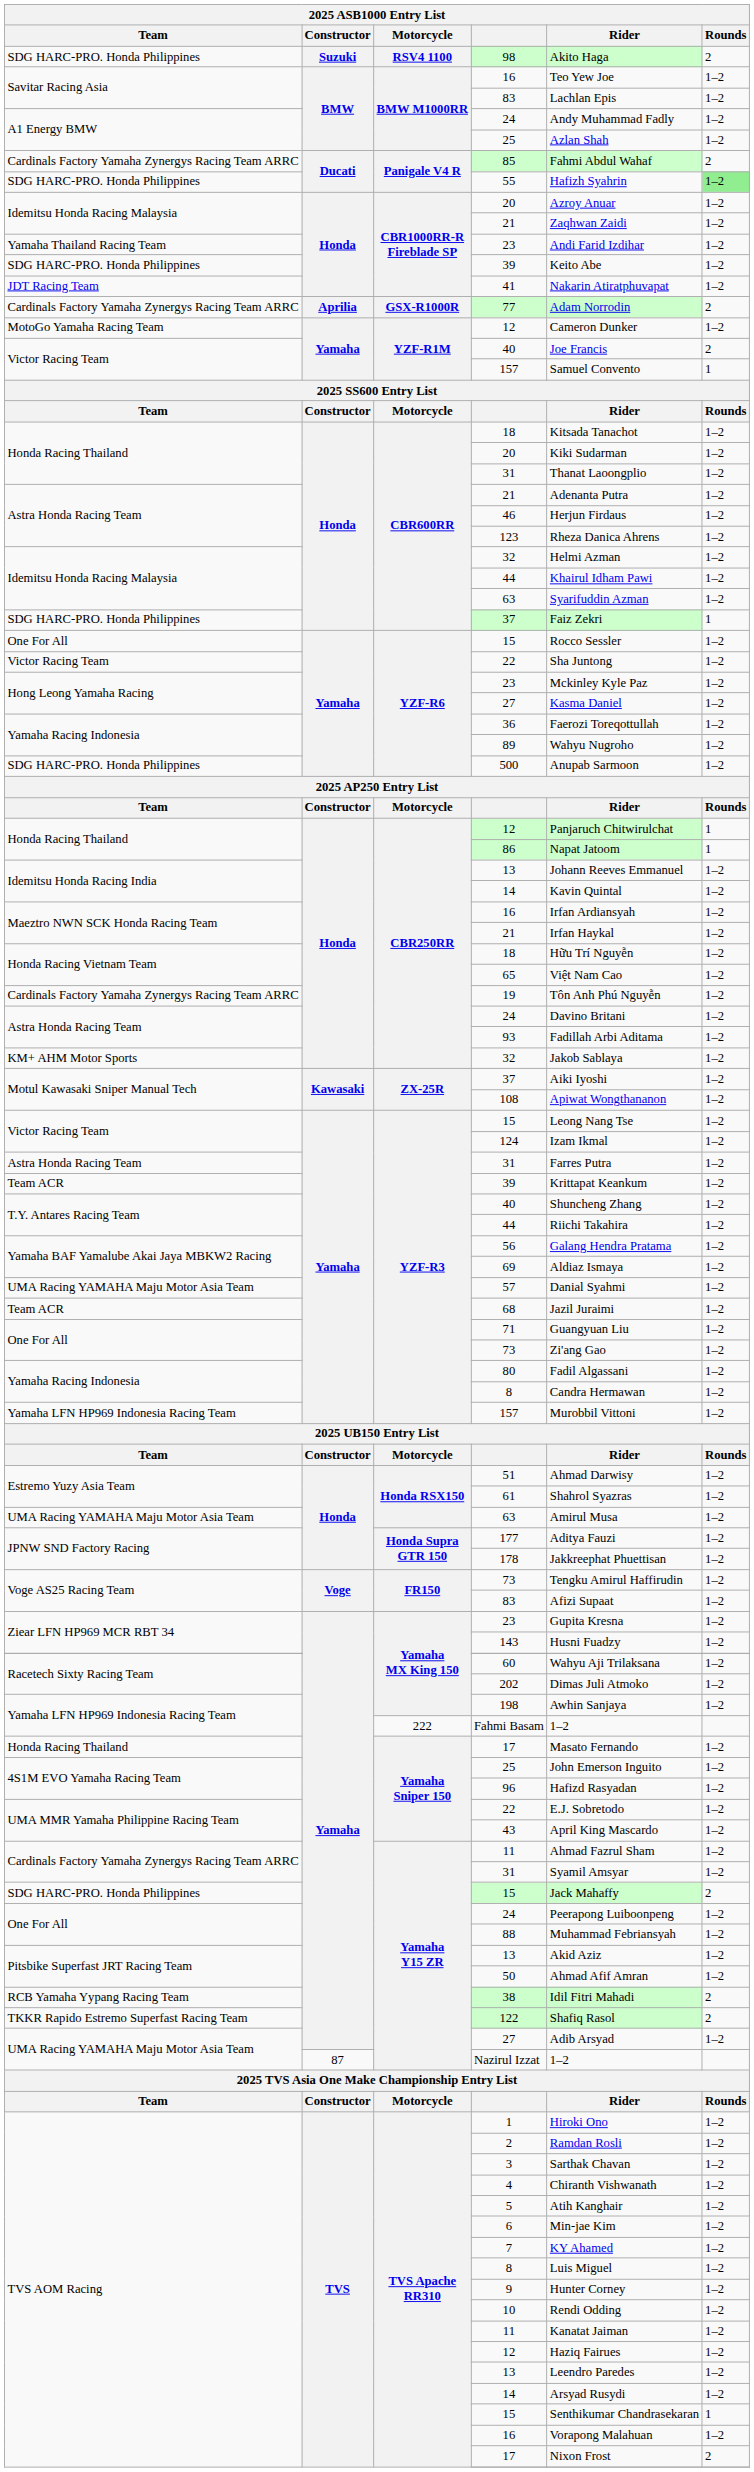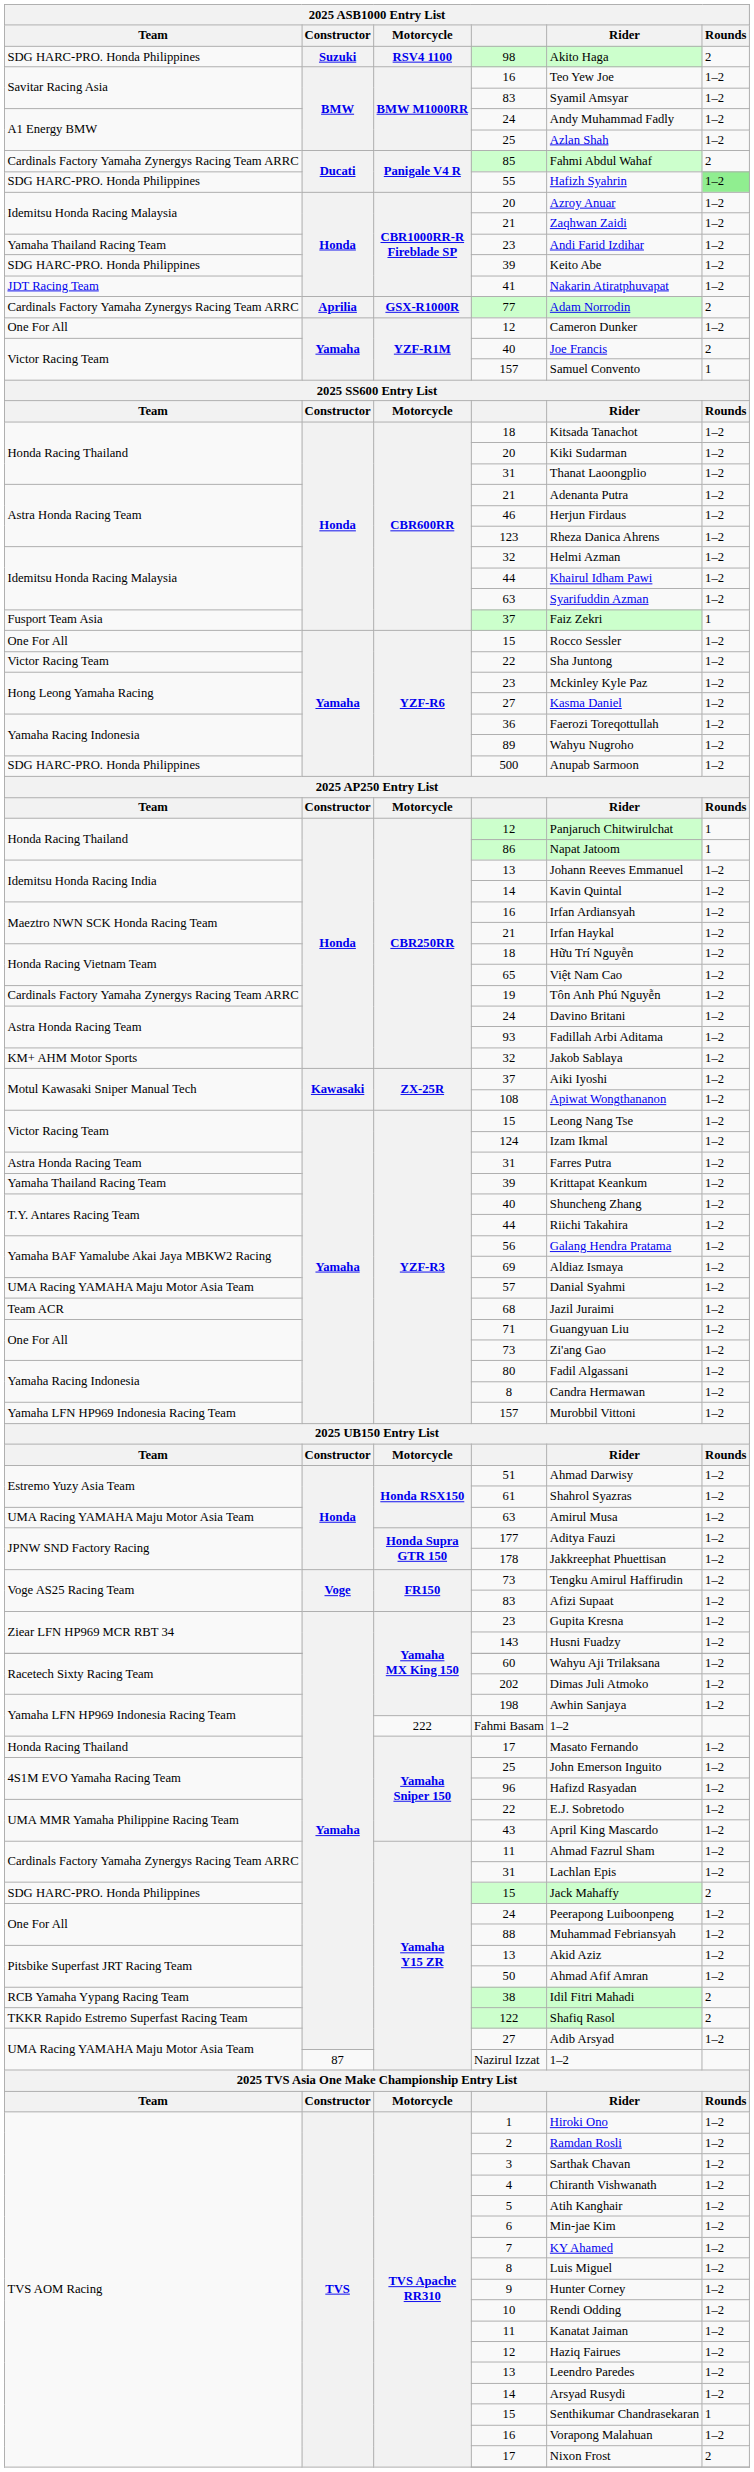(583, 97) Lachlan Epis -> (589, 97) Syamil Amsyar
(86, 327) MotoGo Yamaha Racing Team -> (38, 327) One For All
(104, 619) SDG HARC-PRO. Honda Philippines -> (55, 619) Fusport Team Asia
(36, 1183) Team ACR -> (87, 1183) Yamaha Thailand Racing Team
(589, 1871) Syamil Amsyar -> (583, 1871) Lachlan Epis
